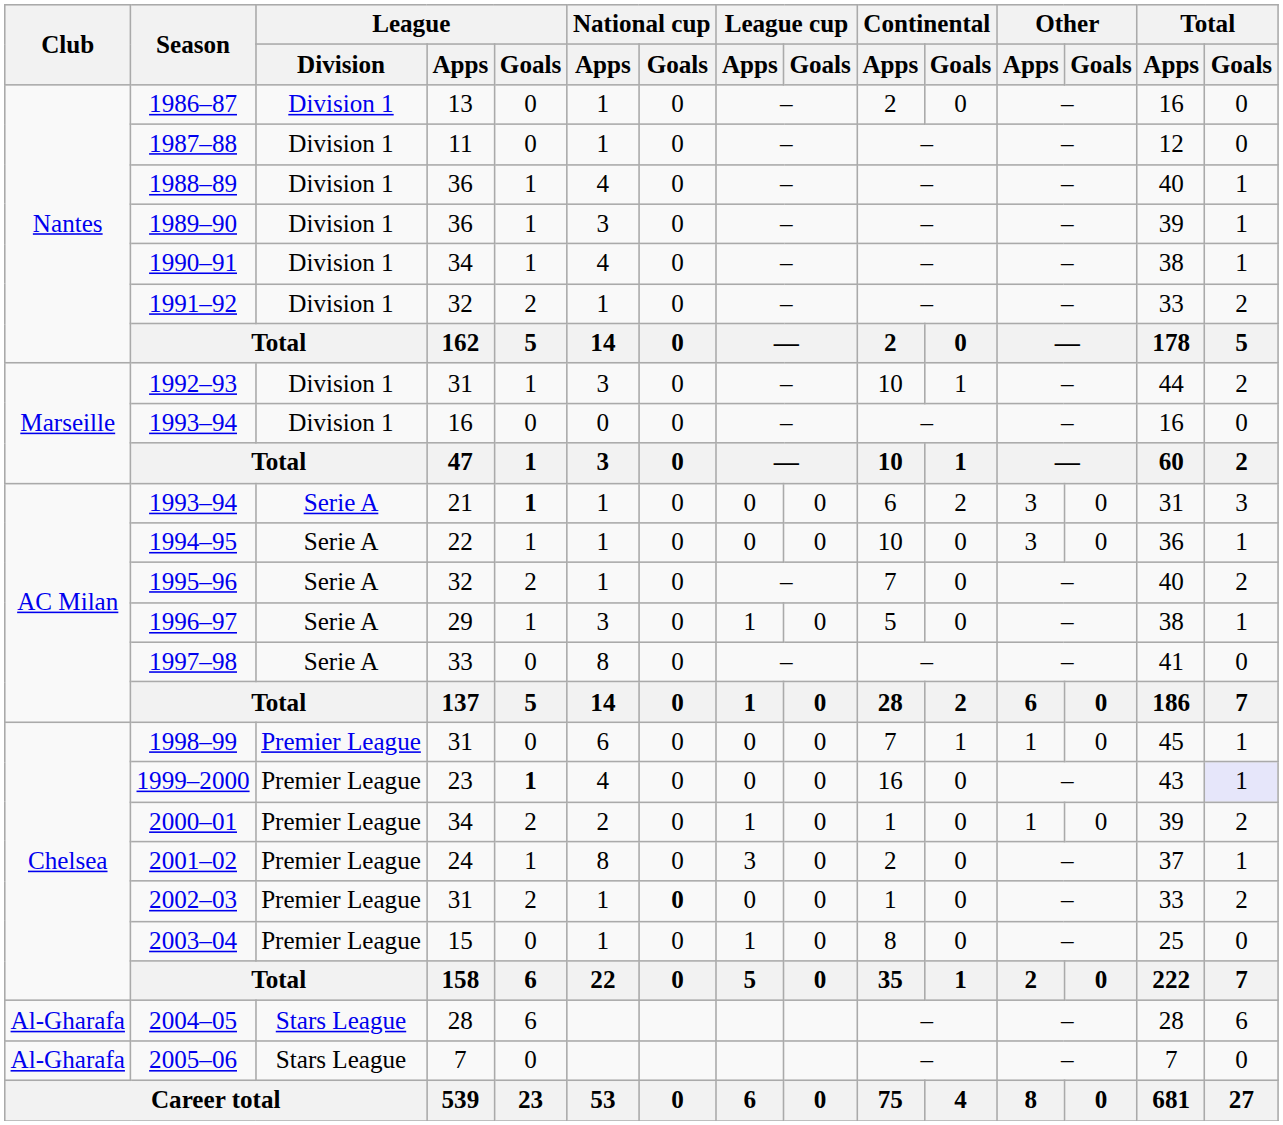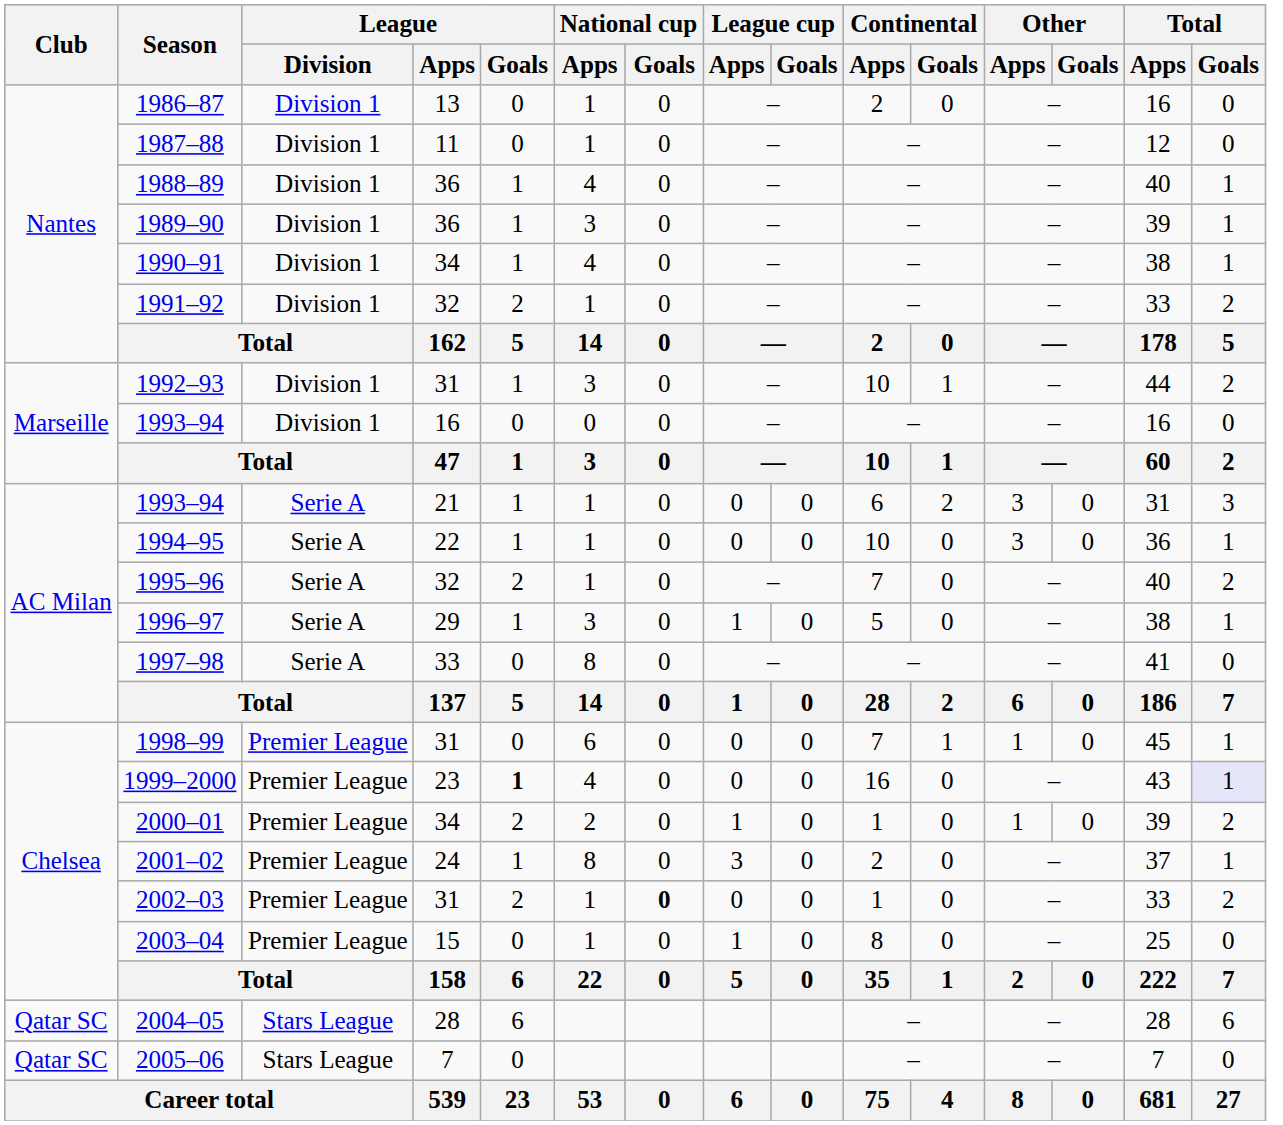(531, 502) bold -> (517, 502) normal
(68, 1020) Al-Gharafa -> (61, 1020) Qatar SC
(68, 1060) Al-Gharafa -> (61, 1060) Qatar SC
